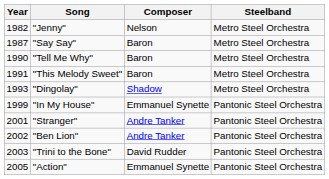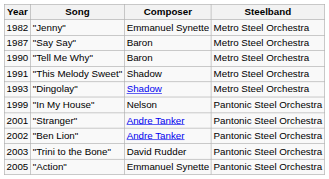(142, 27) Nelson -> (168, 27) Emmanuel Synette
(140, 74) Baron -> (144, 74) Shadow
(168, 105) Emmanuel Synette -> (142, 105) Nelson
